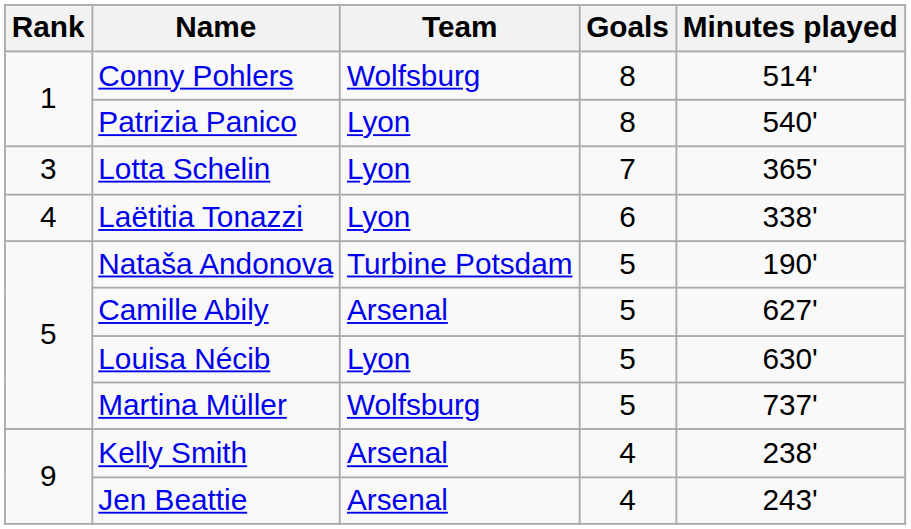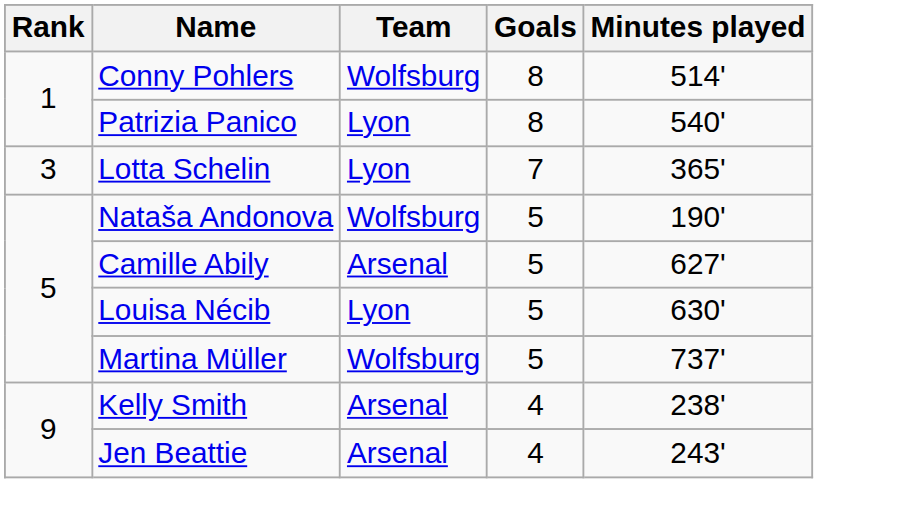- row: (201, 216)
(460, 264) Turbine Potsdam -> (414, 216) Wolfsburg
